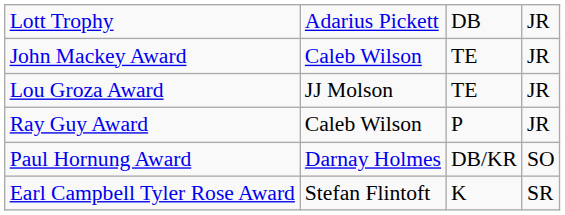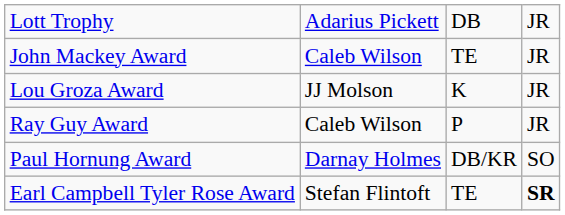(464, 90) TE -> (459, 90) K
(459, 192) K -> (464, 192) TE
(540, 192) normal -> (541, 192) bold
